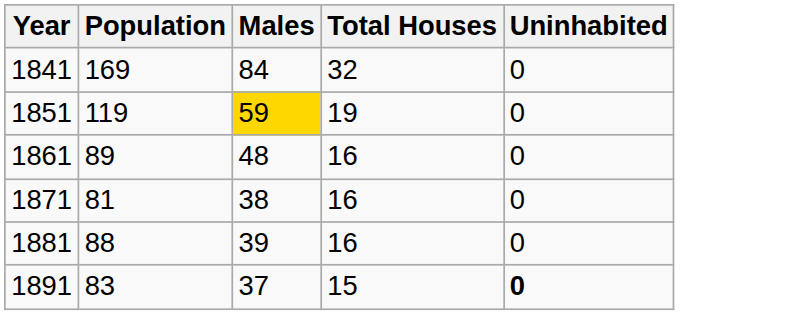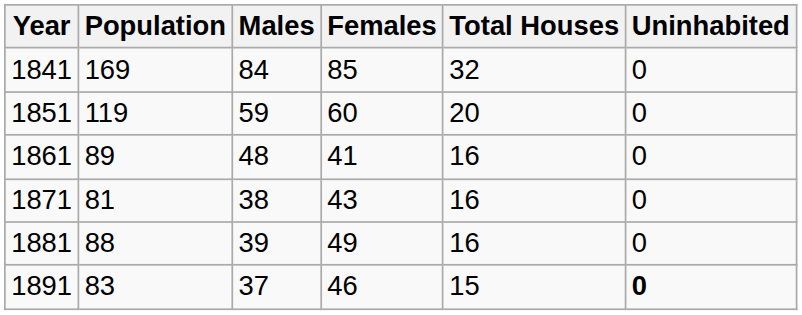+ column: (382, 26)
(254, 112) gold background -> (254, 112) no background
(342, 112) 19 -> (465, 112) 20
